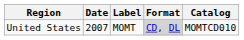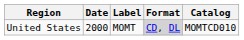(97, 28) 2007 -> (97, 28) 2000
